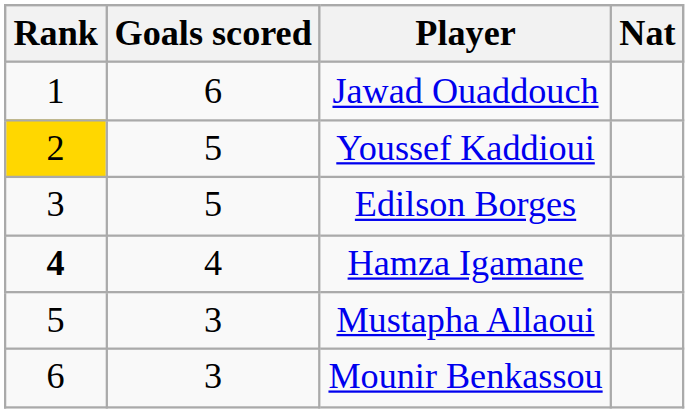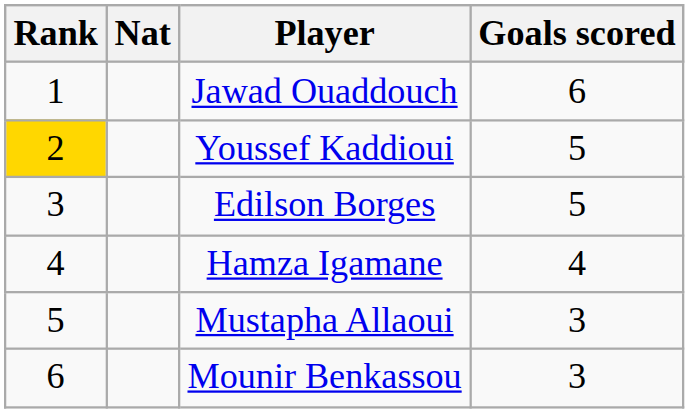columns swapped: (647, 33) <-> (213, 33)
(56, 262) bold -> (56, 262) normal
